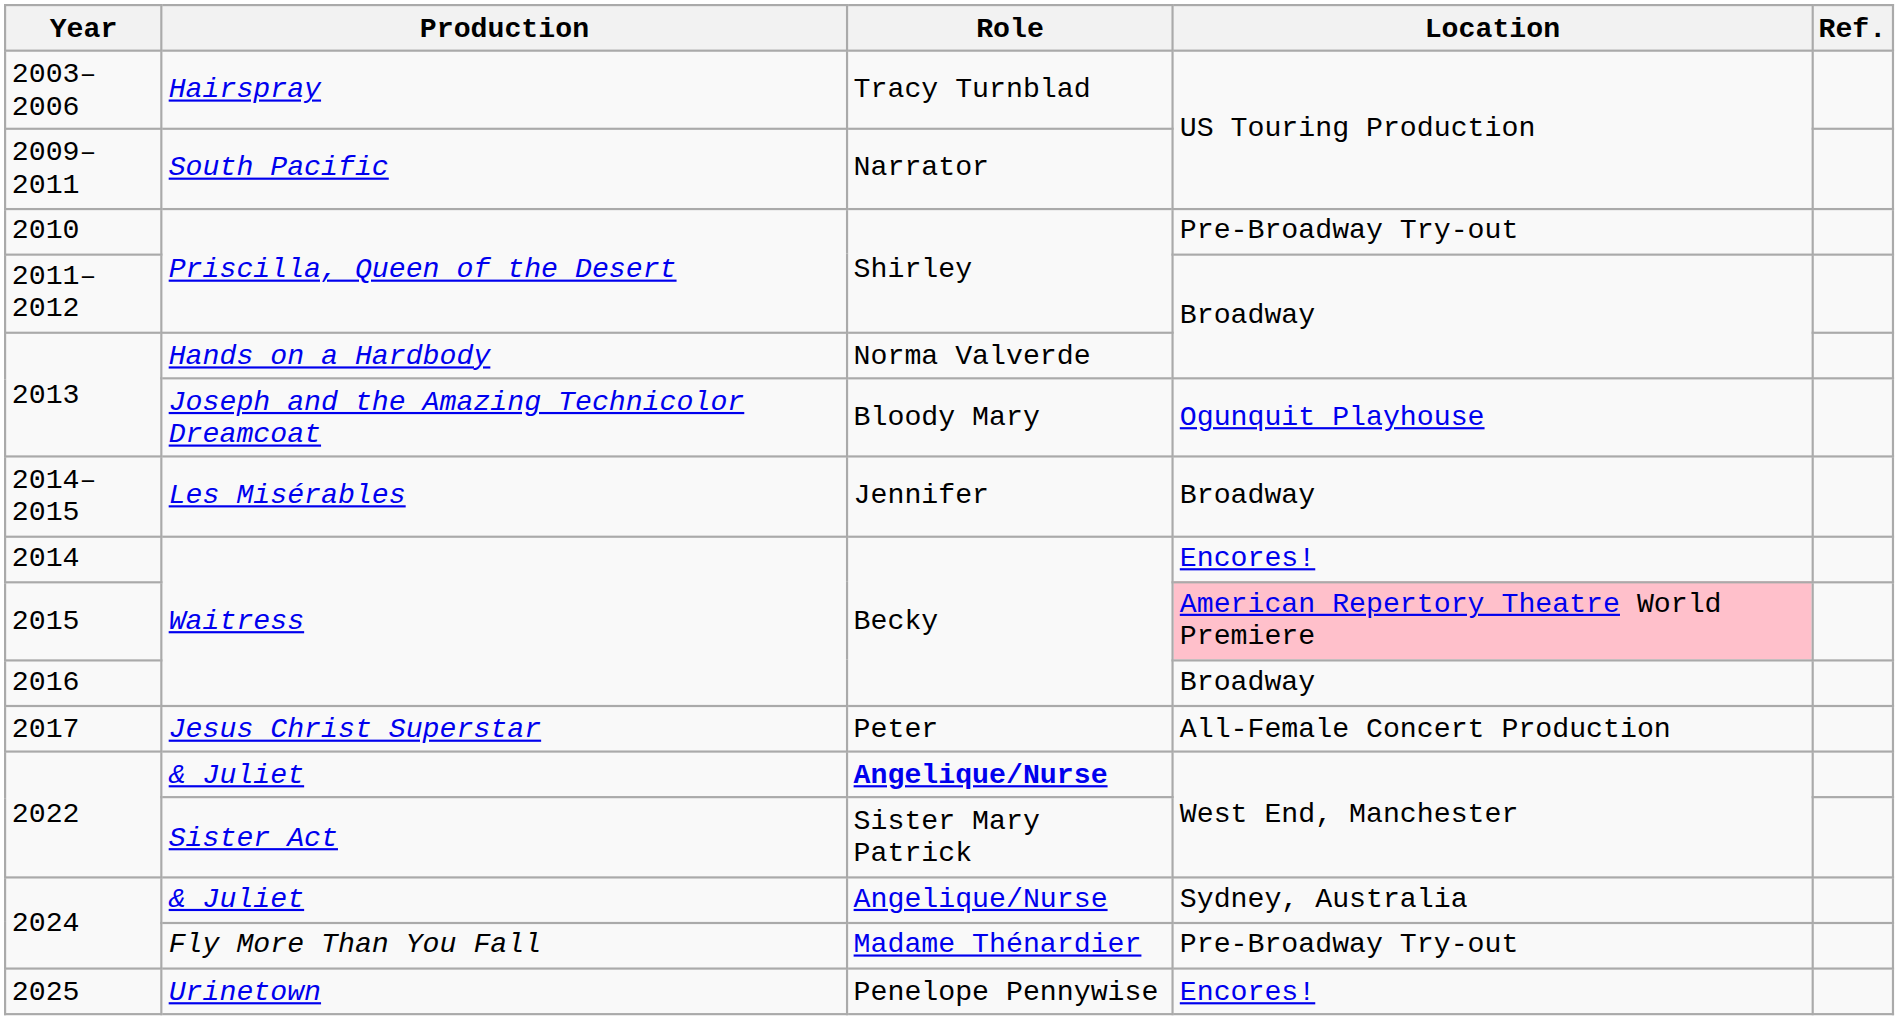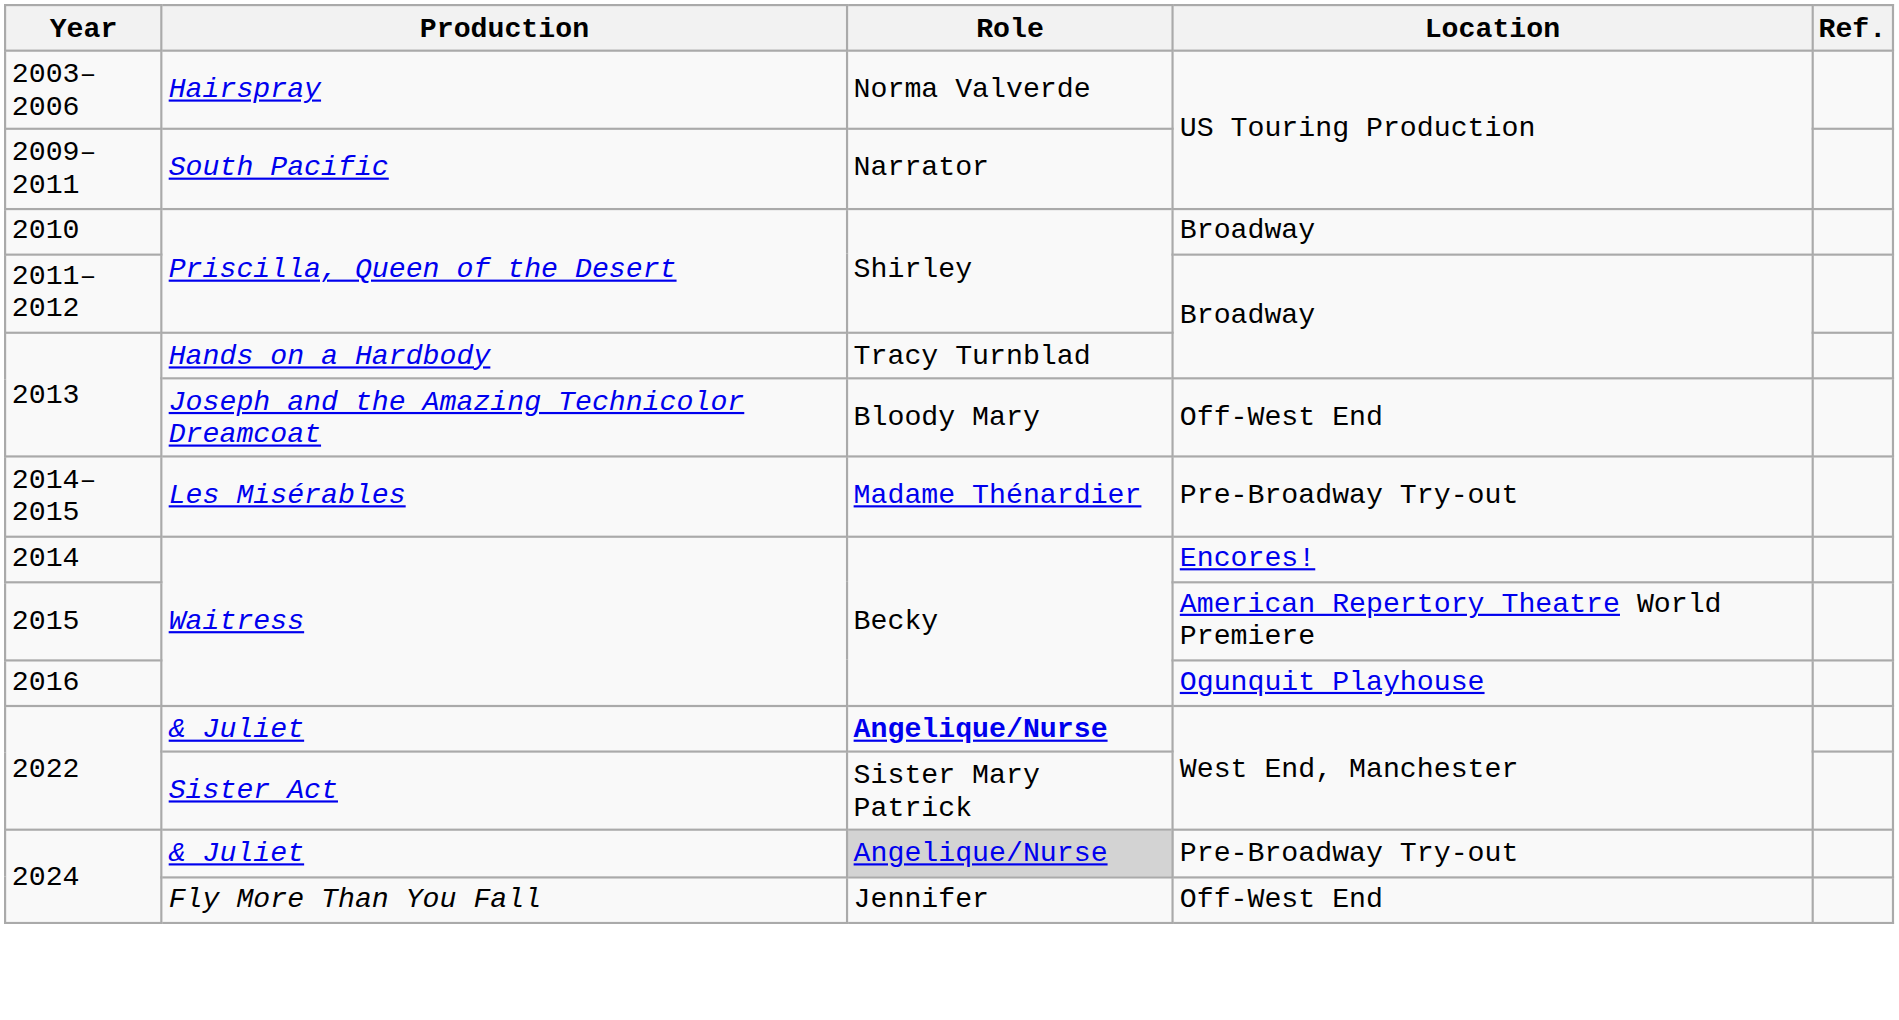(972, 90) Tracy Turnblad -> (972, 90) Norma Valverde
(1349, 231) Pre-Broadway Try-out -> (1248, 231) Broadway
(972, 356) Norma Valverde -> (972, 356) Tracy Turnblad
(1332, 418) Ogunquit Playhouse -> (1281, 418) Off-West End
(921, 496) Jennifer -> (998, 496) Madame Thénardier
(1248, 496) Broadway -> (1349, 496) Pre-Broadway Try-out
(1451, 621) pink background -> (1451, 621) no background
(1248, 683) Broadway -> (1332, 683) Ogunquit Playhouse
- row: (46, 729)
(981, 900) no background -> (981, 854) lightgrey background
(1324, 900) Sydney, Australia -> (1349, 854) Pre-Broadway Try-out
(998, 946) Madame Thénardier -> (921, 900) Jennifer
(1349, 946) Pre-Broadway Try-out -> (1281, 900) Off-West End
- row: (46, 992)
